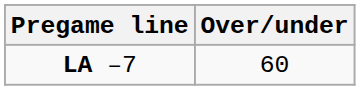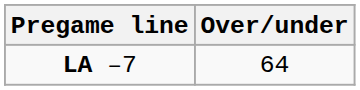(275, 65) 60 -> (275, 65) 64
